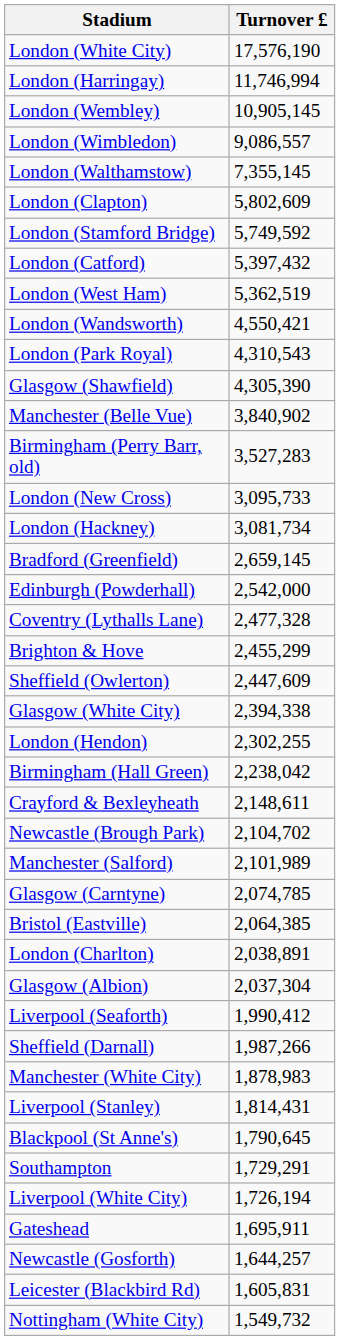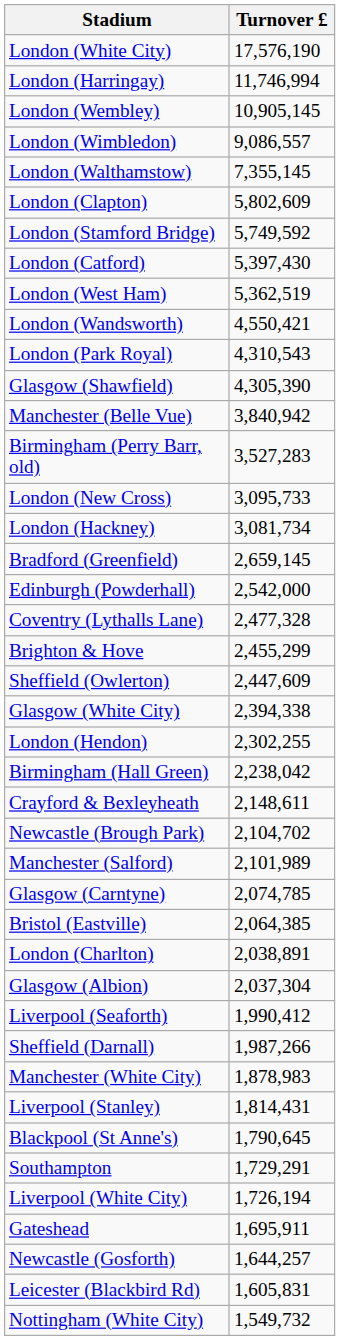(272, 263) 5,397,432 -> (272, 263) 5,397,430
(272, 415) 3,840,902 -> (272, 415) 3,840,942
